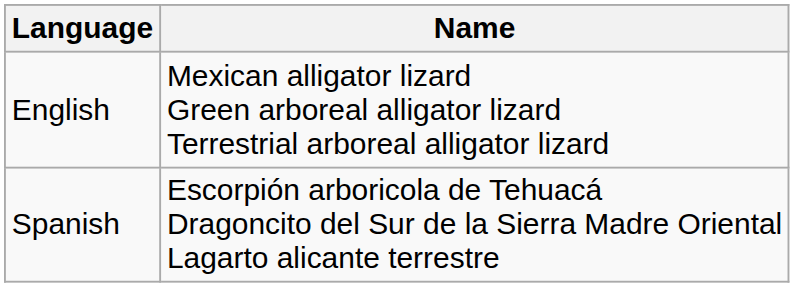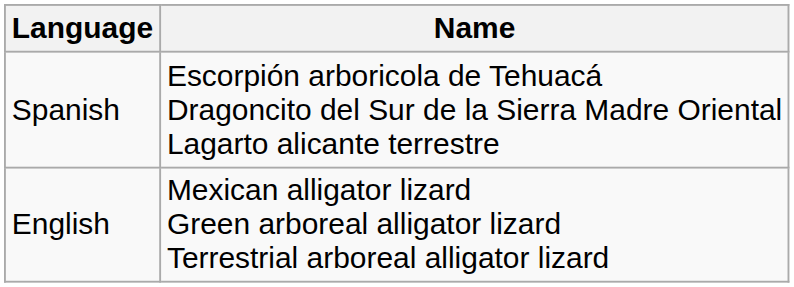rows swapped: (61, 109) <-> (66, 224)
